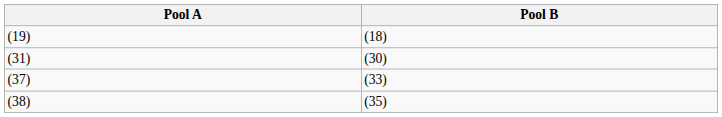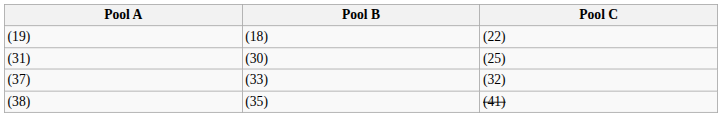+ column: (599, 15)
